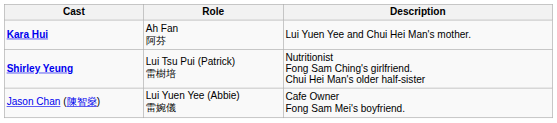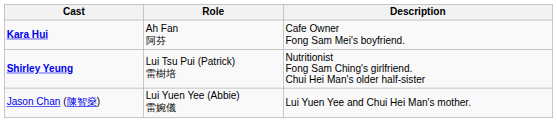(378, 35) Lui Yuen Yee and Chui Hei Man's mother. -> (345, 35) Cafe Owner Fong Sam Mei's boyfriend.
(345, 102) Cafe Owner Fong Sam Mei's boyfriend. -> (378, 102) Lui Yuen Yee and Chui Hei Man's mother.
